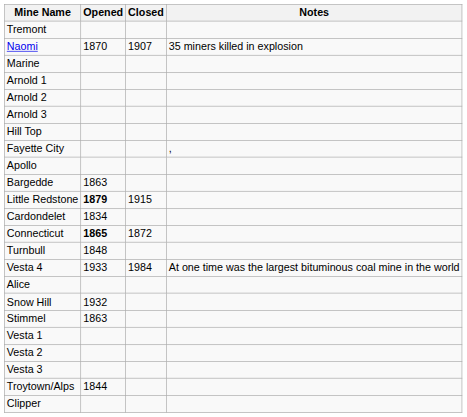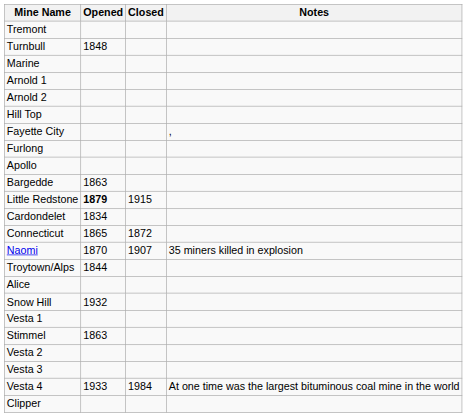rows swapped: (22, 47) <-> (26, 251)
- row: (27, 115)
+ row: (25, 149)
(95, 234) bold -> (95, 234) normal
rows swapped: (41, 387) <-> (25, 268)
rows swapped: (26, 319) <-> (25, 336)
